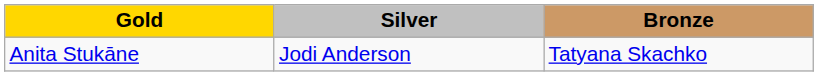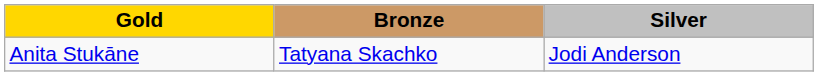columns swapped: (409, 20) <-> (679, 20)
